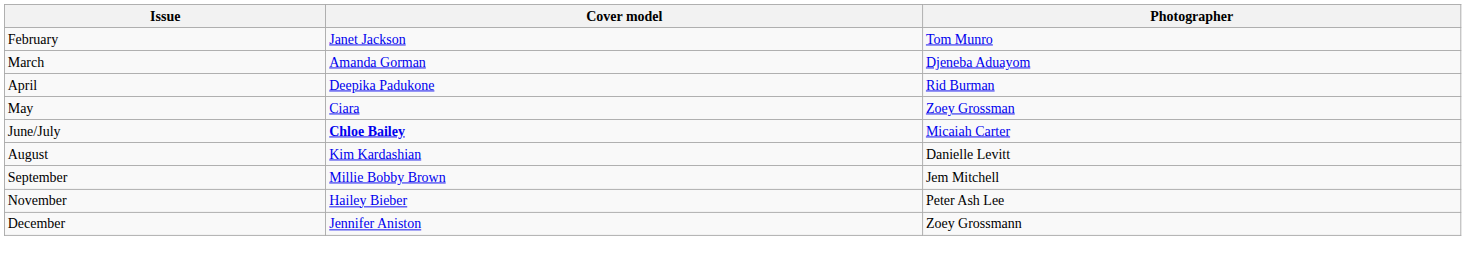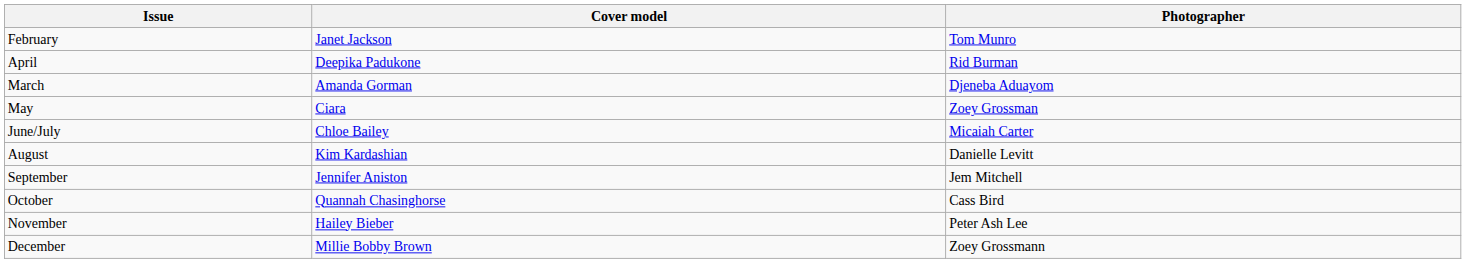rows swapped: (26, 62) <-> (22, 85)
(367, 131) bold -> (352, 131) normal
(387, 177) Millie Bobby Brown -> (361, 177) Jennifer Aniston
+ row: (30, 200)
(375, 223) Jennifer Aniston -> (374, 246) Millie Bobby Brown
